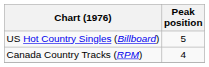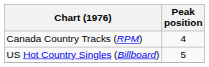rows swapped: (74, 54) <-> (83, 39)
